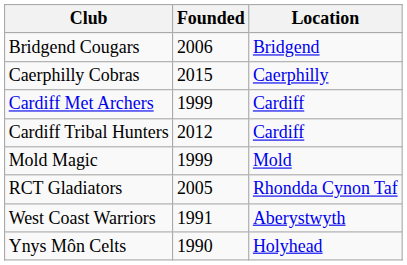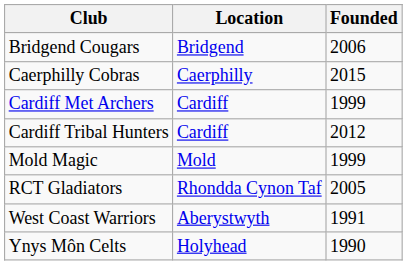columns swapped: (325, 18) <-> (211, 18)
